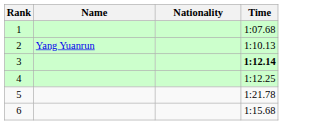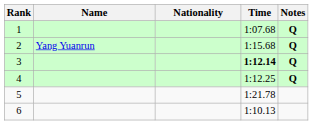+ column: (293, 12)
(260, 45) 1:10.13 -> (260, 45) 1:15.68
(260, 111) 1:15.68 -> (260, 111) 1:10.13
